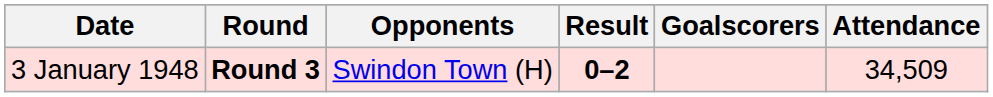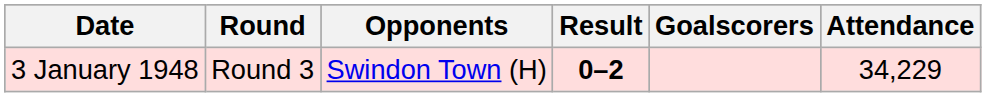(266, 69) bold -> (263, 69) normal
(906, 69) 34,509 -> (900, 69) 34,229
